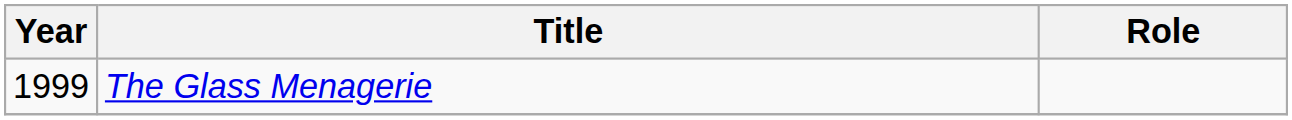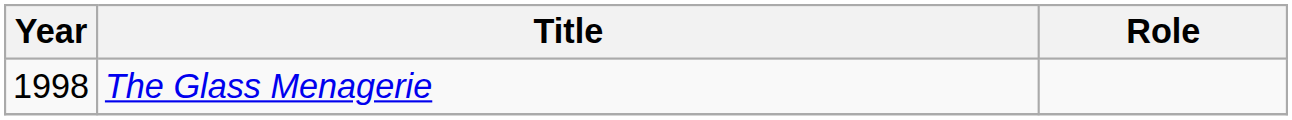(51, 85) 1999 -> (51, 85) 1998
